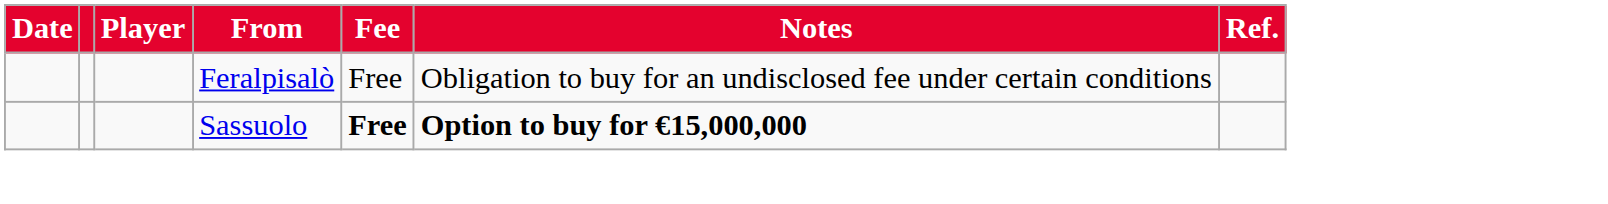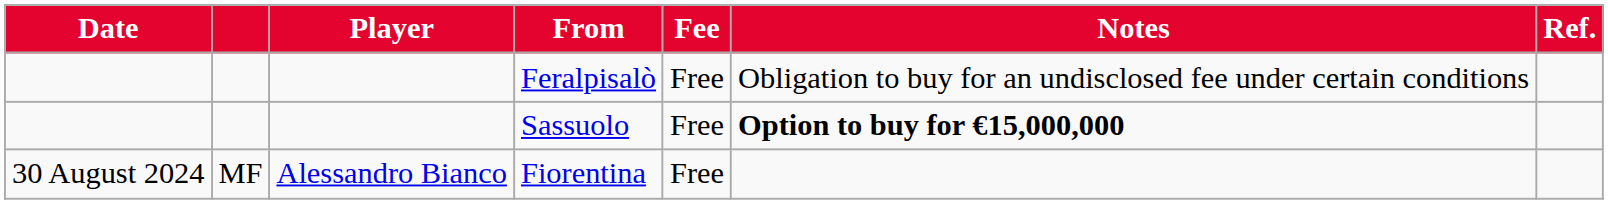(378, 125) bold -> (697, 125) normal
+ row: (583, 173)
